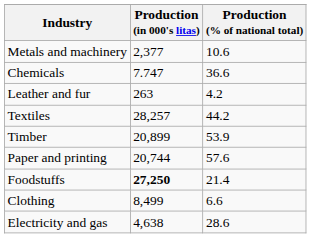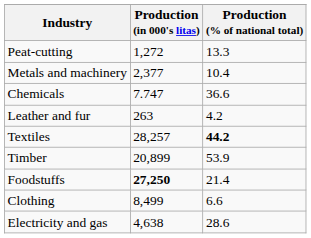+ row: (40, 51)
(218, 51) 10.6 -> (218, 72) 10.4
(218, 115) normal -> (218, 136) bold
- row: (57, 158)
